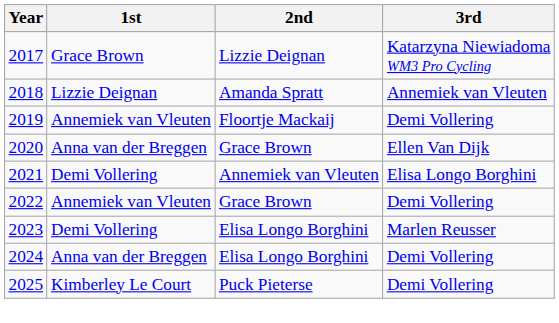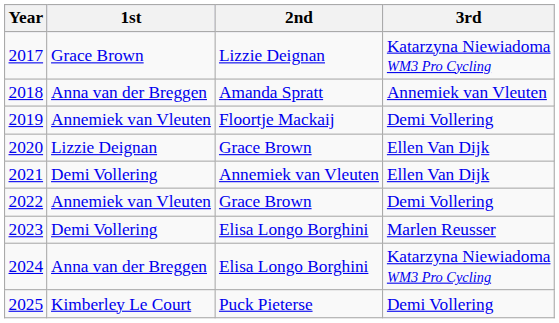(104, 92) Lizzie Deignan -> (129, 92) Anna van der Breggen
(129, 147) Anna van der Breggen -> (104, 147) Lizzie Deignan
(462, 174) Elisa Longo Borghini -> (438, 174) Ellen Van Dijk
(440, 256) Demi Vollering -> (469, 266) Katarzyna Niewiadoma WM3 Pro Cycling
